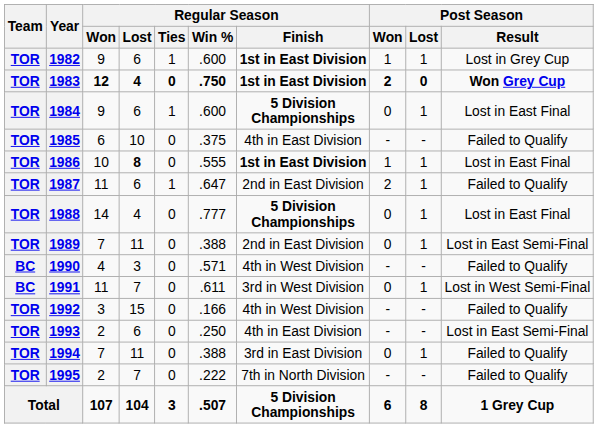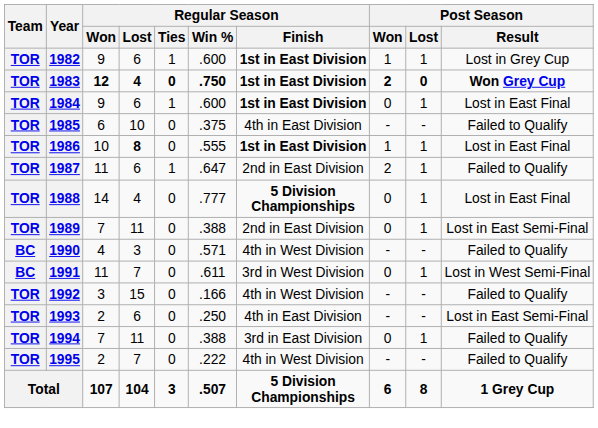(303, 111) 5 Division Championships -> (303, 103) 1st in East Division
(303, 375) 7th in North Division -> (303, 360) 4th in West Division
